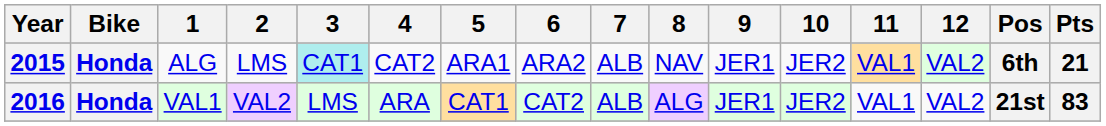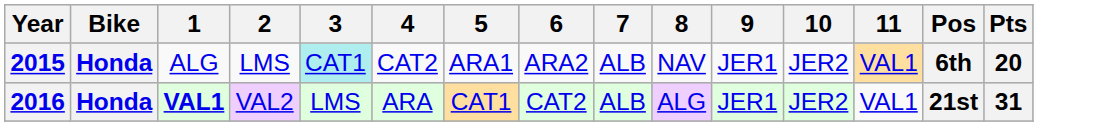- column: (955, 23)
(1075, 62) 21 -> (1008, 62) 20
(193, 101) normal -> (194, 101) bold
(1075, 101) 83 -> (1008, 101) 31
